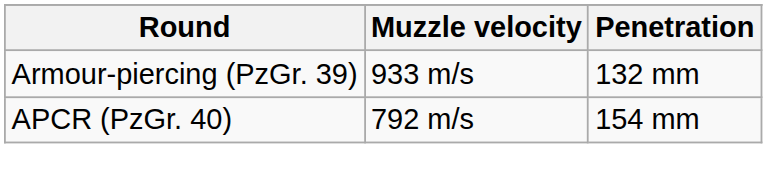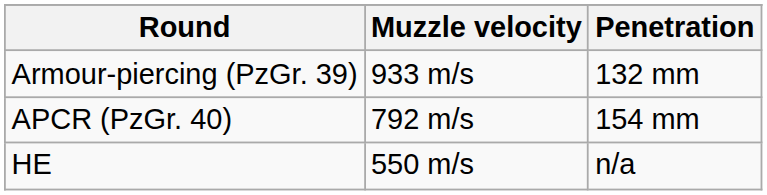+ row: (32, 165)
